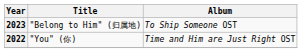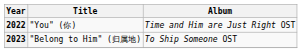rows swapped: (16, 40) <-> (16, 25)
